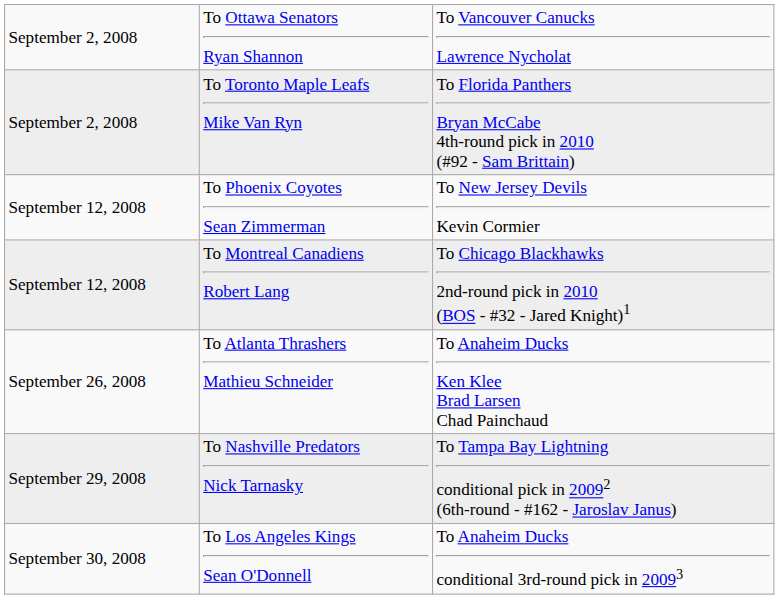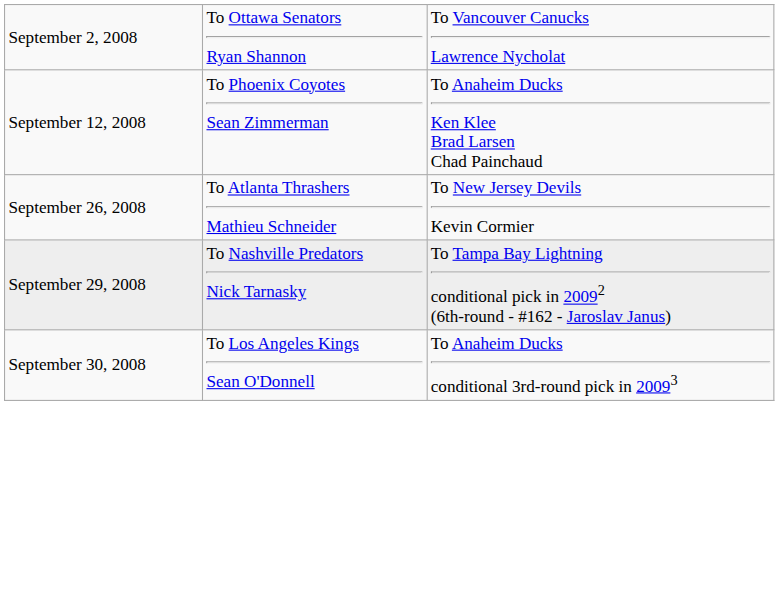- row: (316, 103)
(603, 207) To New Jersey Devils Kevin Cormier -> (600, 122) To Anaheim Ducks Ken Klee Brad Larsen Chad Painchaud
- row: (316, 272)
(603, 381) To Anaheim Ducks Ken Klee Brad Larsen Chad Painchaud -> (600, 207) To New Jersey Devils Kevin Cormier
